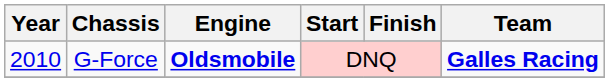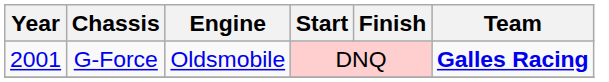(36, 59) 2010 -> (36, 59) 2001
(233, 59) bold -> (228, 59) normal
